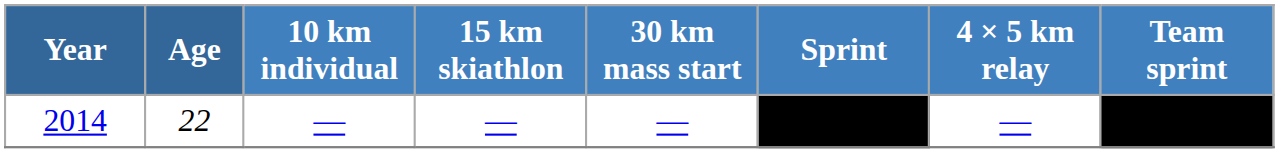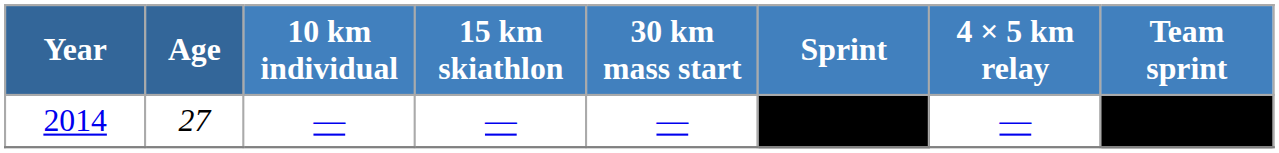(194, 120) 22 -> (194, 120) 27
